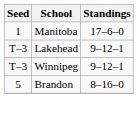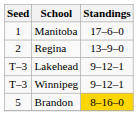+ row: (50, 48)
(107, 84) no background -> (107, 102) gold background
